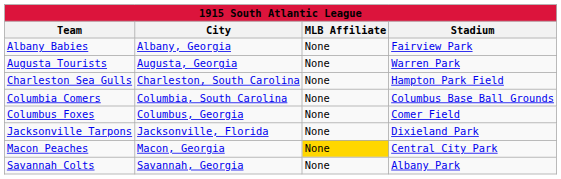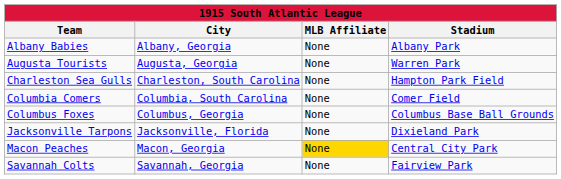(432, 47) Fairview Park -> (426, 47) Albany Park
(473, 98) Columbus Base Ball Grounds -> (426, 98) Comer Field
(426, 115) Comer Field -> (473, 115) Columbus Base Ball Grounds
(426, 165) Albany Park -> (432, 165) Fairview Park
